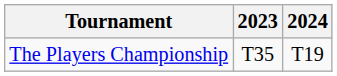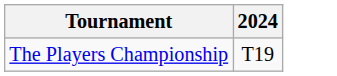- column: (258, 21)
